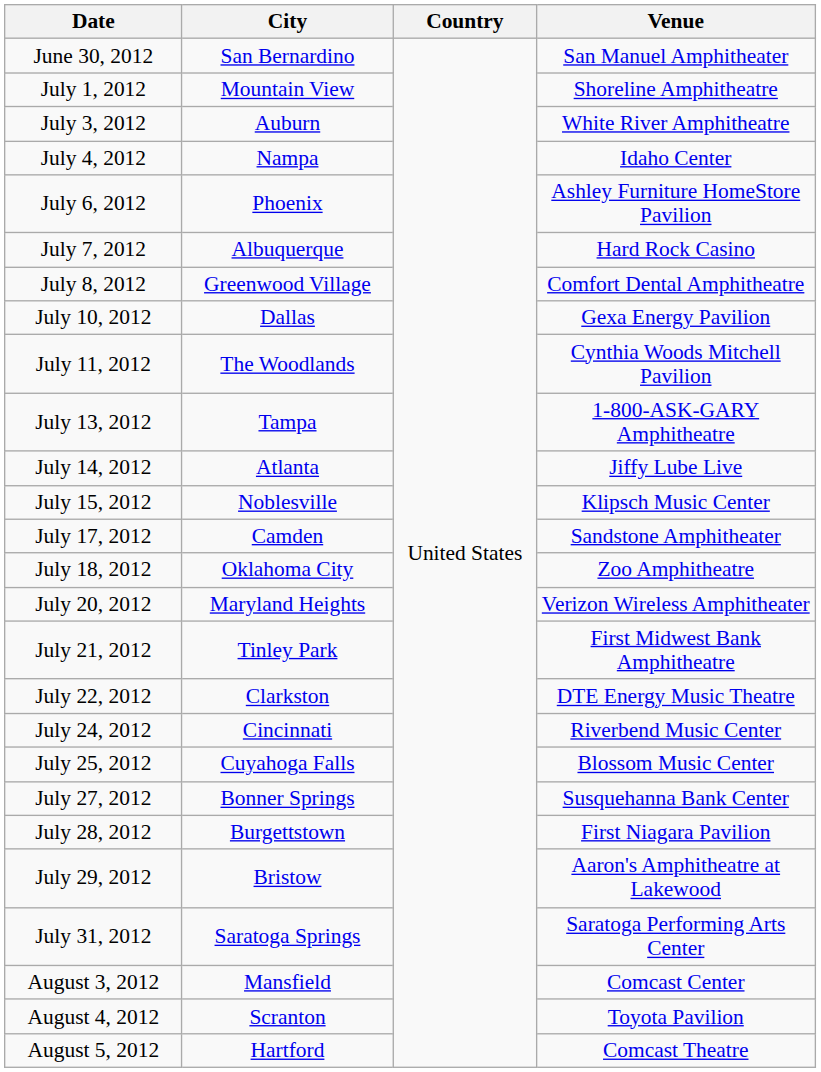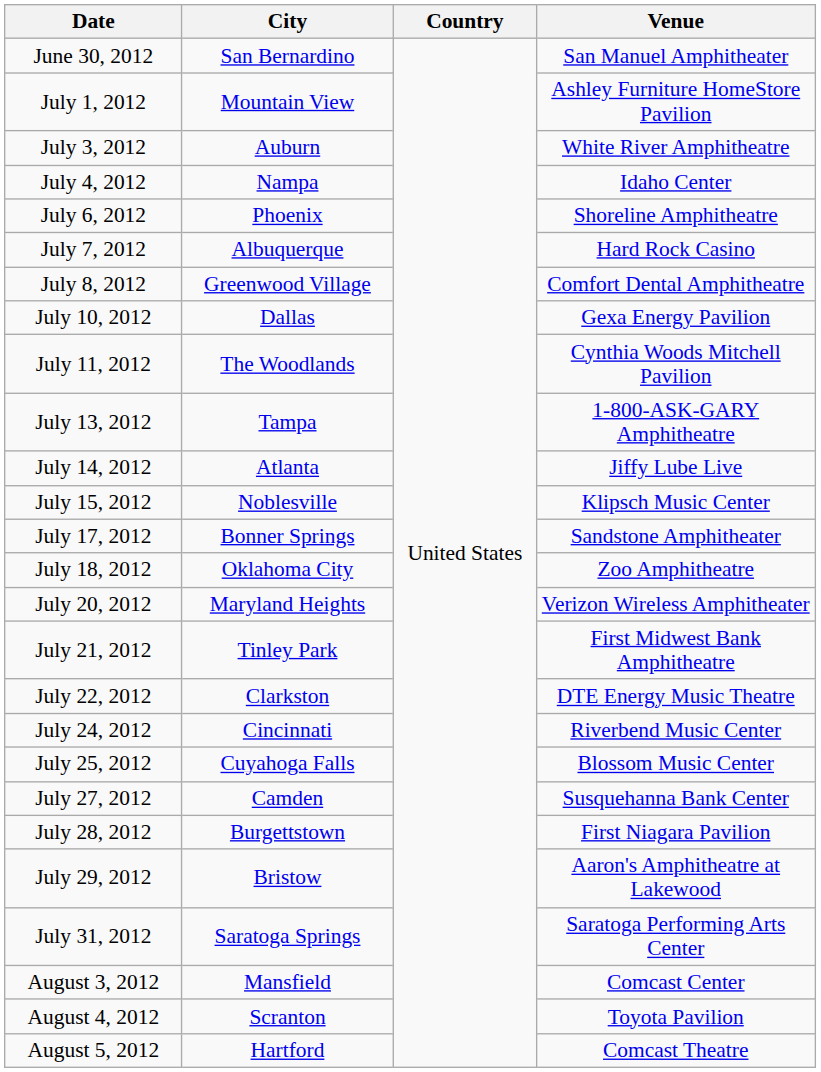(676, 89) Shoreline Amphitheatre -> (676, 101) Ashley Furniture HomeStore Pavilion
(676, 203) Ashley Furniture HomeStore Pavilion -> (676, 215) Shoreline Amphitheatre
(287, 535) Camden -> (287, 535) Bonner Springs
(287, 798) Bonner Springs -> (287, 798) Camden
